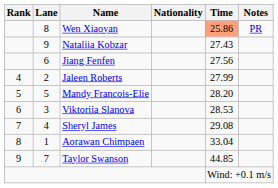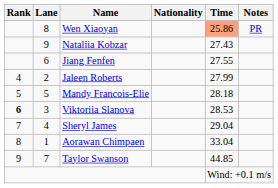(222, 61) 27.56 -> (222, 61) 27.55
(222, 93) 28.20 -> (222, 93) 28.18
(19, 110) normal -> (19, 110) bold
(222, 126) 29.08 -> (222, 126) 29.04
